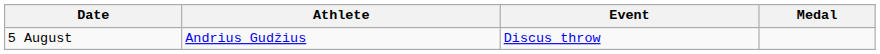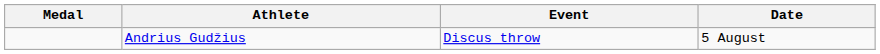columns swapped: (817, 16) <-> (93, 16)
